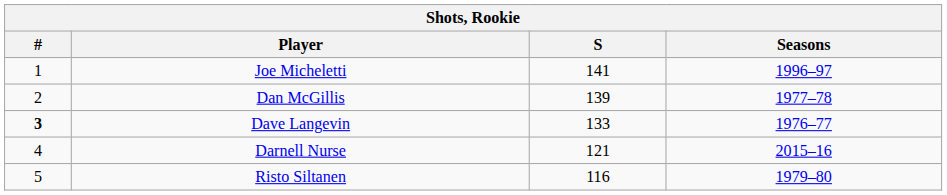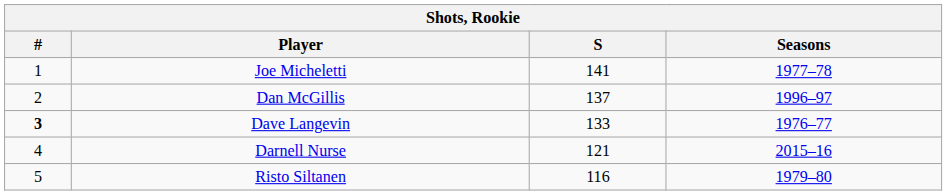(804, 71) 1996–97 -> (804, 71) 1977–78
(598, 97) 139 -> (598, 97) 137
(804, 97) 1977–78 -> (804, 97) 1996–97
